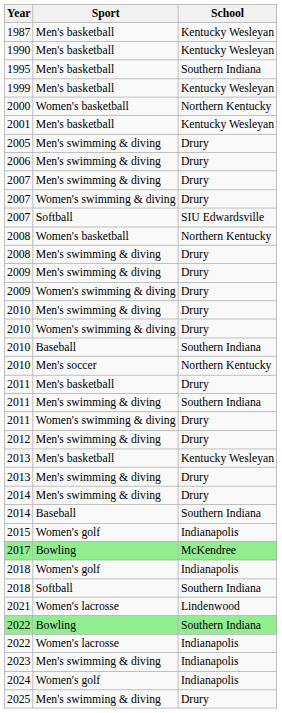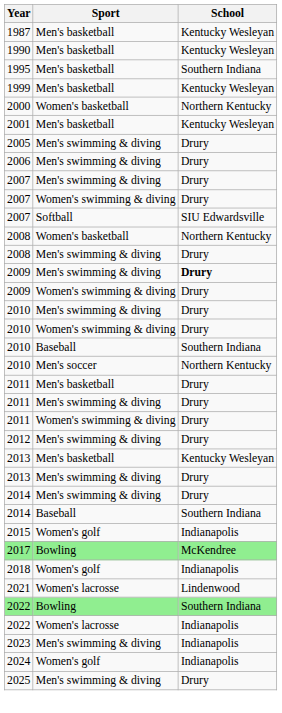(195, 273) normal -> (196, 273) bold
(221, 402) Southern Indiana -> (195, 402) Drury
- row: (19, 587)
